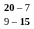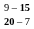rows swapped: (17, 7) <-> (17, 21)
